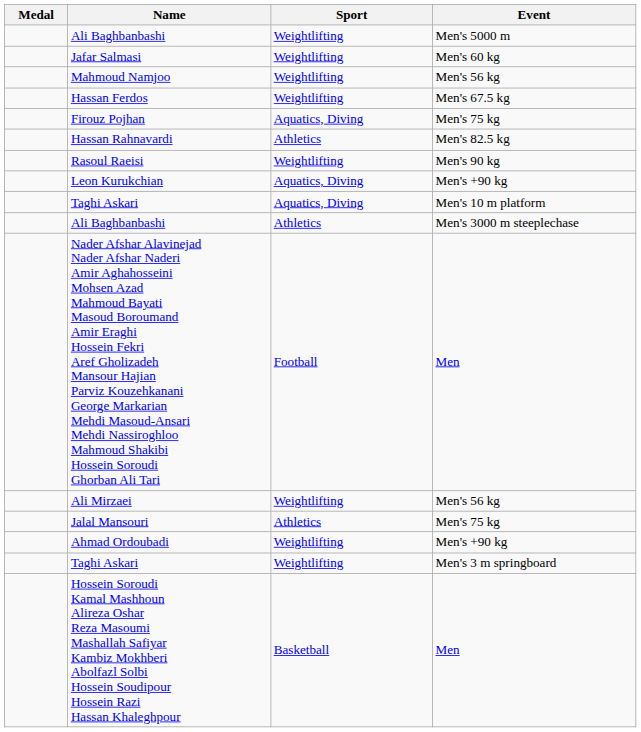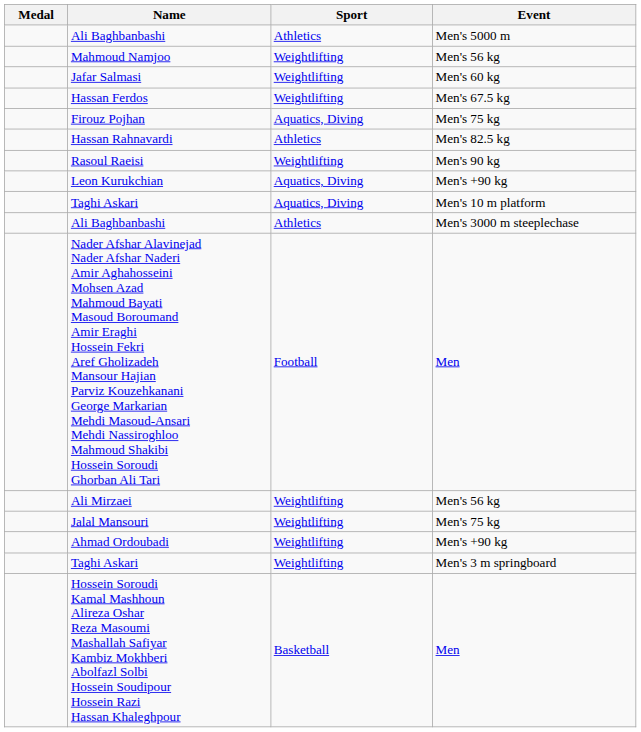(309, 35) Weightlifting -> (297, 35) Athletics
rows swapped: (121, 77) <-> (106, 56)
(297, 521) Athletics -> (309, 521) Weightlifting
